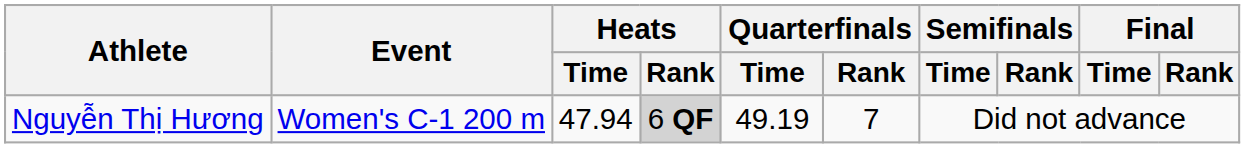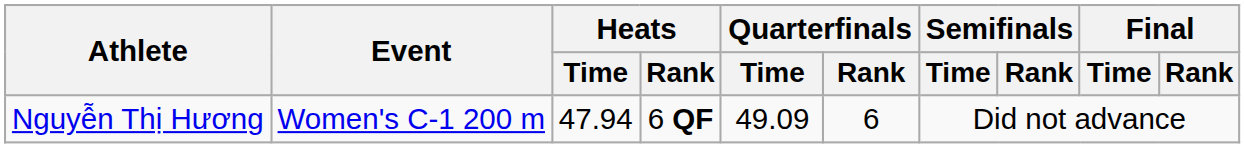(680, 119) lightgrey background -> (680, 119) no background
(772, 119) 49.19 -> (772, 119) 49.09
(871, 119) 7 -> (871, 119) 6
